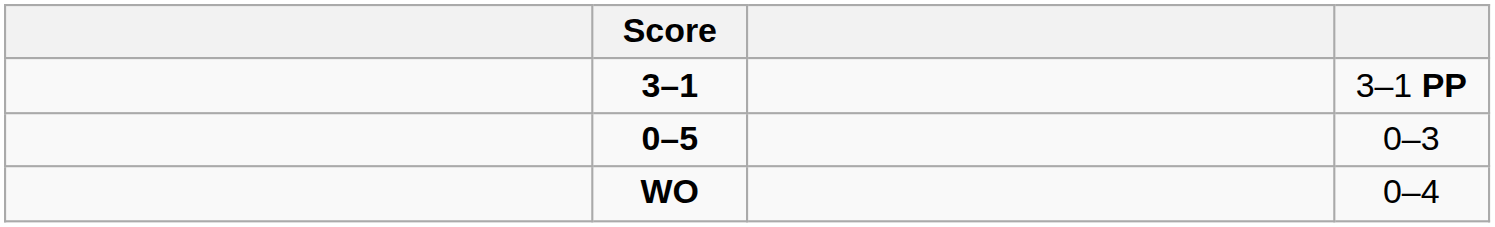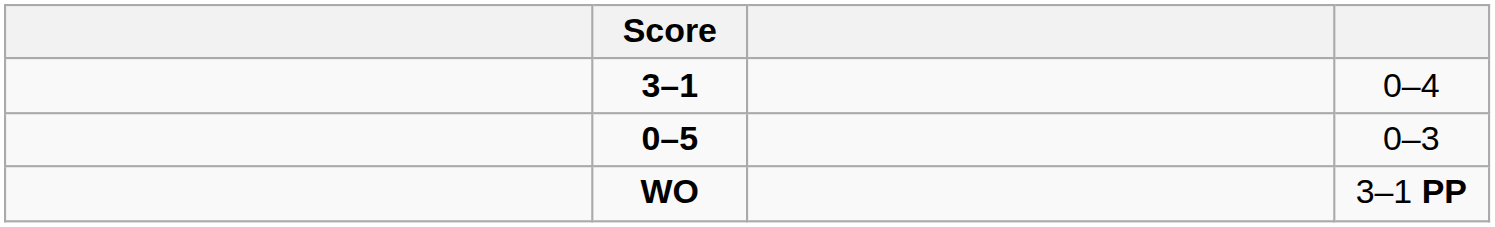(1411, 85) 3–1 PP -> (1411, 85) 0–4
(1411, 192) 0–4 -> (1411, 192) 3–1 PP
